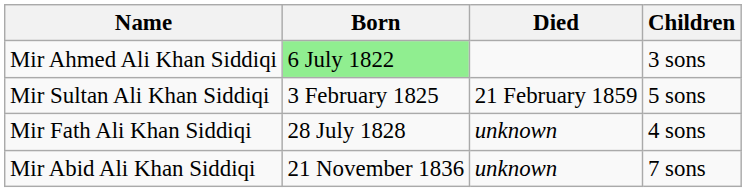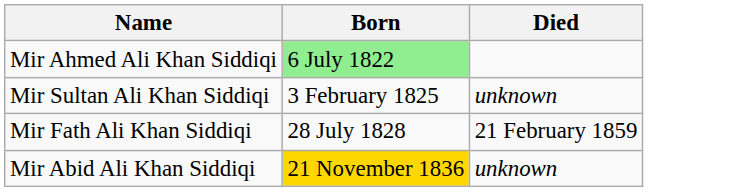- column: (692, 22)
(556, 95) 21 February 1859 -> (516, 95) unknown
(516, 131) unknown -> (556, 131) 21 February 1859
(376, 167) no background -> (376, 167) gold background
